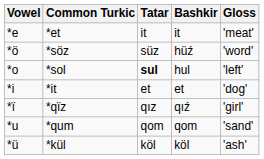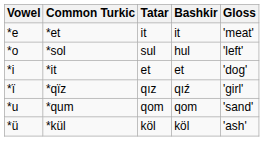- row: (57, 51)
(149, 70) bold -> (148, 51) normal
